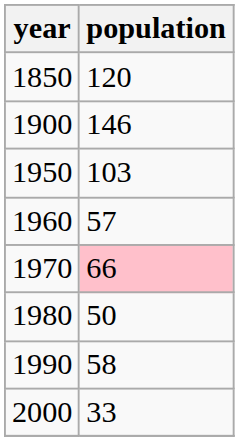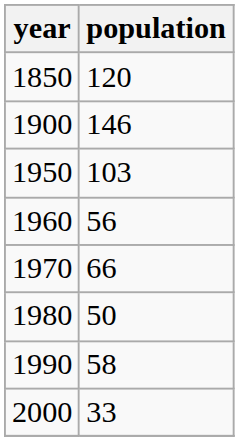(101, 220) 57 -> (101, 220) 56
(101, 268) pink background -> (101, 268) no background
